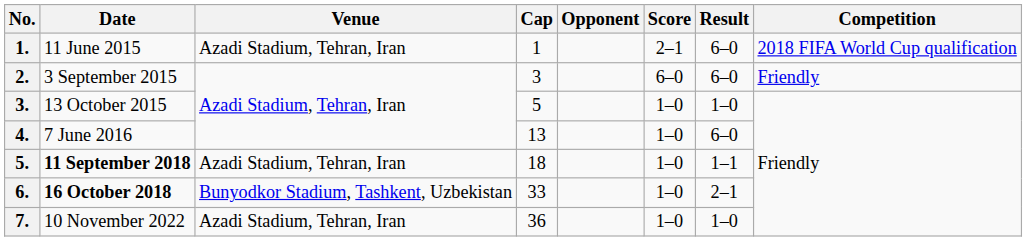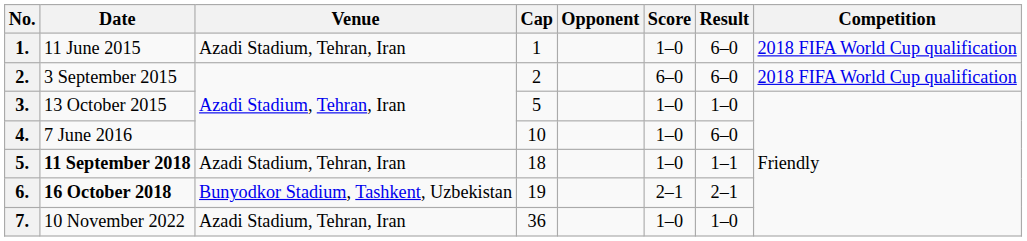(669, 47) 2–1 -> (669, 47) 1–0
(537, 76) 3 -> (537, 76) 2
(788, 76) Friendly -> (887, 76) 2018 FIFA World Cup qualification
(537, 134) 13 -> (537, 134) 10
(537, 192) 33 -> (537, 192) 19
(669, 192) 1–0 -> (669, 192) 2–1
